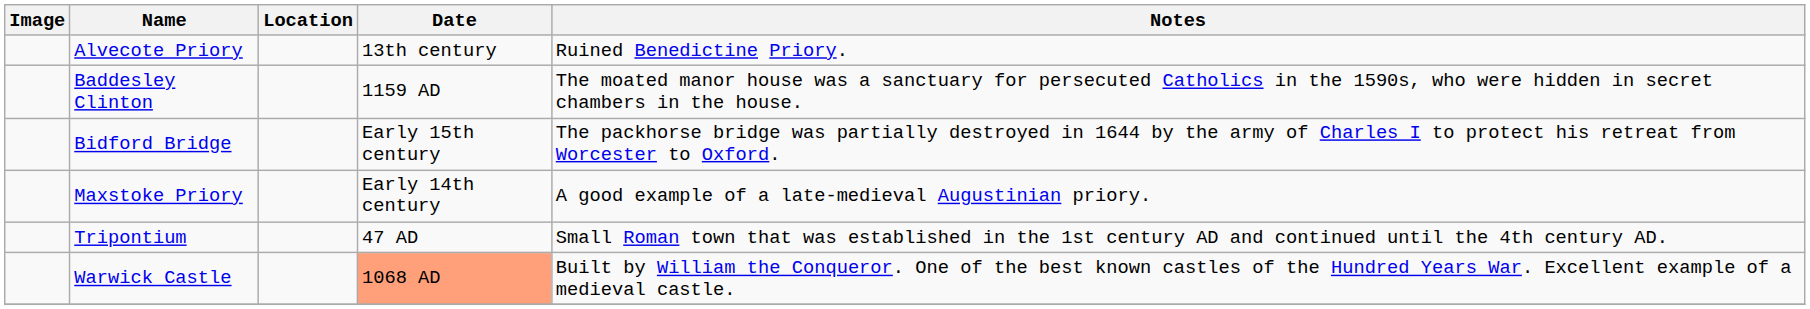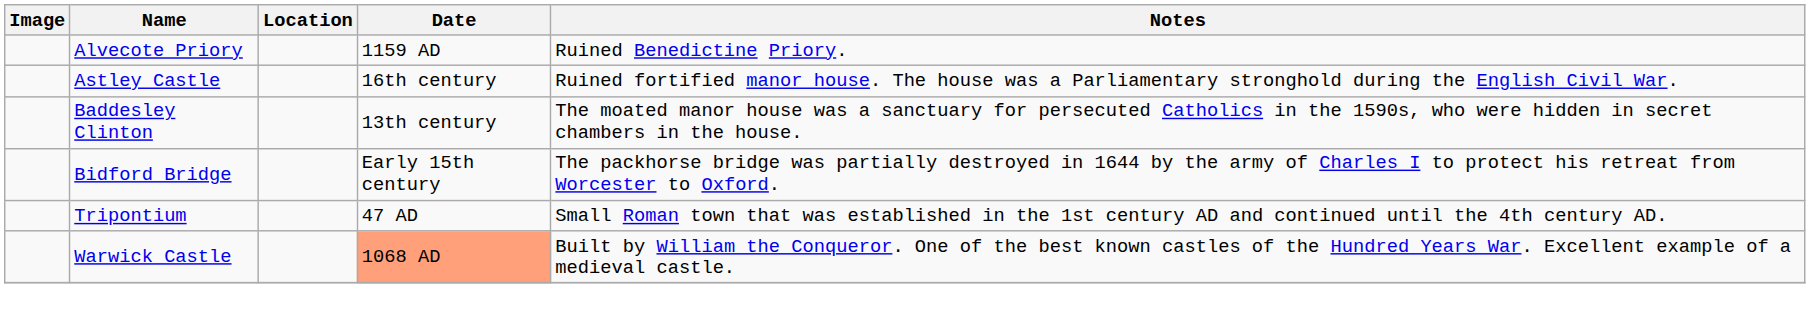(429, 50) 13th century -> (401, 50) 1159 AD
+ row: (147, 81)
(401, 92) 1159 AD -> (429, 122) 13th century
- row: (159, 196)
